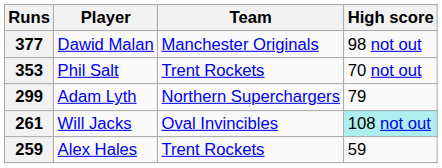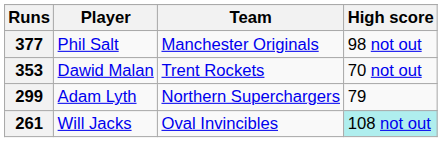(106, 44) Dawid Malan -> (88, 44) Phil Salt
(88, 70) Phil Salt -> (106, 70) Dawid Malan
- row: (29, 149)
